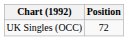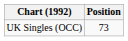(104, 28) 72 -> (104, 28) 73
